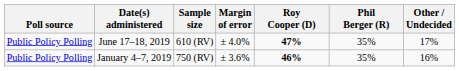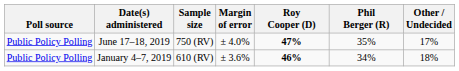(195, 41) 610 (RV) -> (195, 41) 750 (RV)
(195, 58) 750 (RV) -> (195, 58) 610 (RV)
(366, 58) 35% -> (366, 58) 34%
(429, 58) 16% -> (429, 58) 18%
